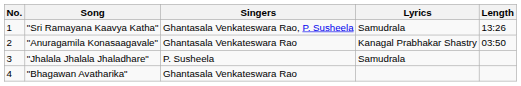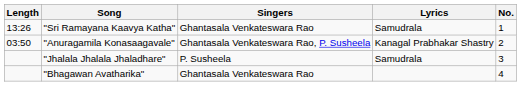columns swapped: (14, 12) <-> (498, 12)
(258, 28) Ghantasala Venkateswara Rao, P. Susheela -> (247, 28) Ghantasala Venkateswara Rao
(230, 43) Ghantasala Venkateswara Rao -> (275, 43) Ghantasala Venkateswara Rao, P. Susheela
